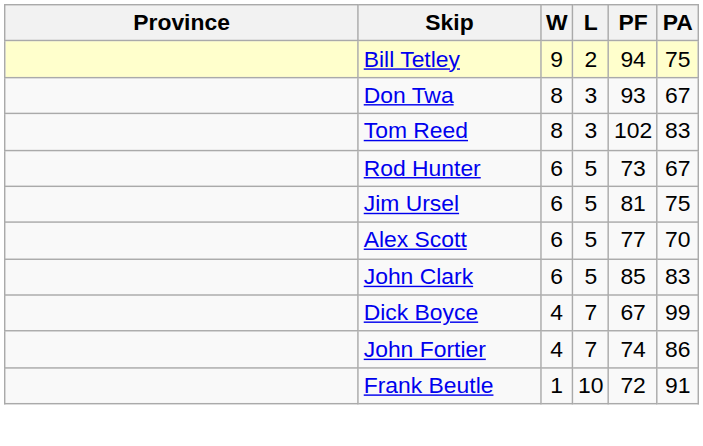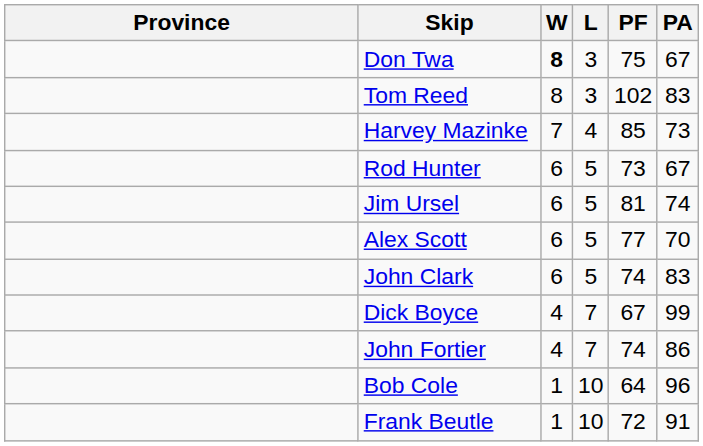- row: (412, 58)
(557, 95) normal -> (557, 58) bold
(633, 95) 93 -> (633, 58) 75
+ row: (446, 131)
(678, 204) 75 -> (678, 204) 74
(633, 276) 85 -> (633, 276) 74
+ row: (411, 385)
